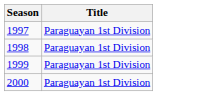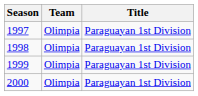+ column: (62, 13)
